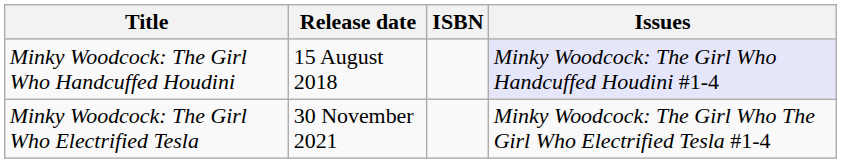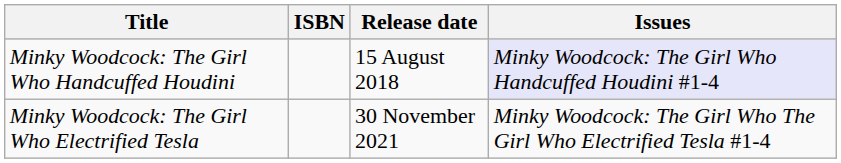columns swapped: (458, 21) <-> (358, 21)
